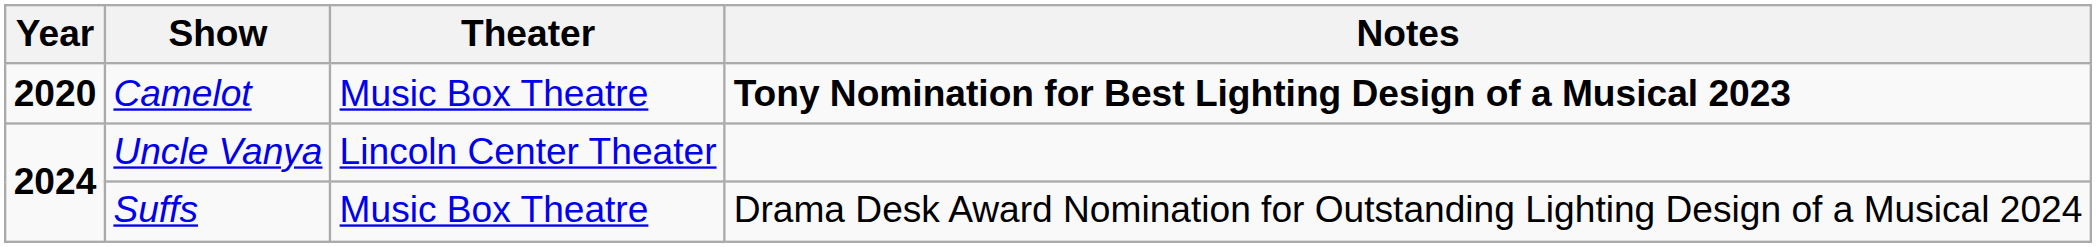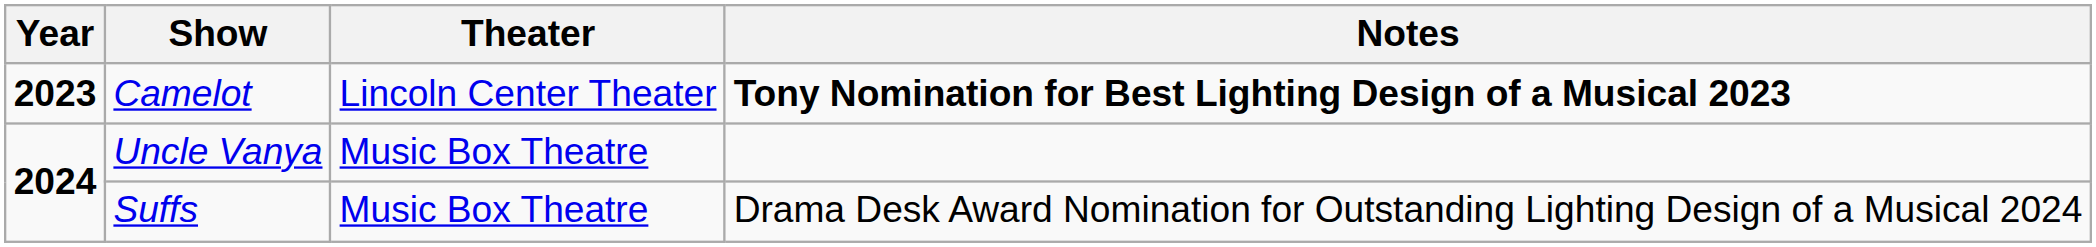(55, 92) 2020 -> (55, 92) 2023
(494, 92) Music Box Theatre -> (528, 92) Lincoln Center Theater
(528, 151) Lincoln Center Theater -> (494, 151) Music Box Theatre
